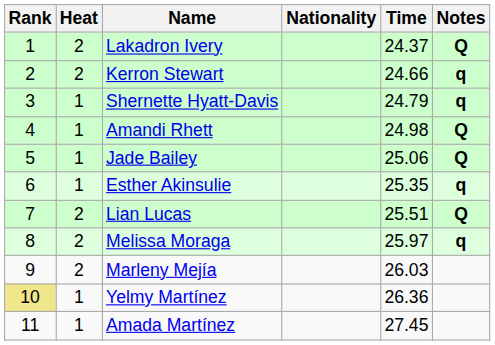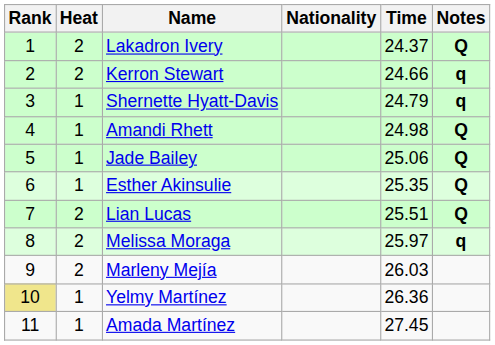(461, 185) q -> (461, 185) Q
